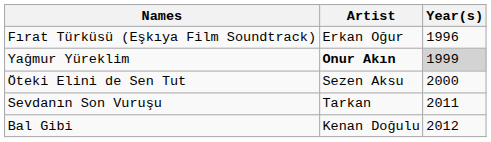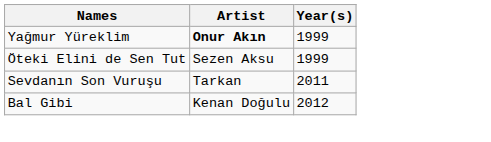- row: (162, 38)
(443, 60) lightgrey background -> (313, 38) no background
(443, 82) 2000 -> (313, 60) 1999
